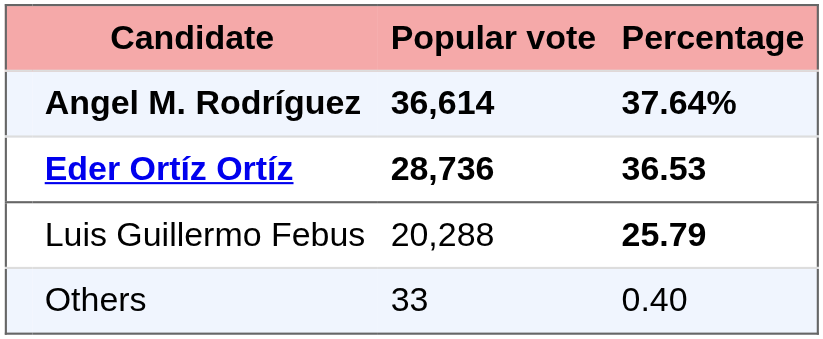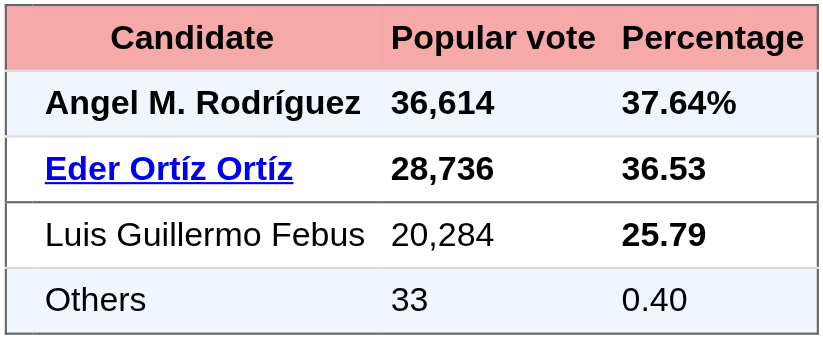(443, 234) 20,288 -> (443, 234) 20,284
